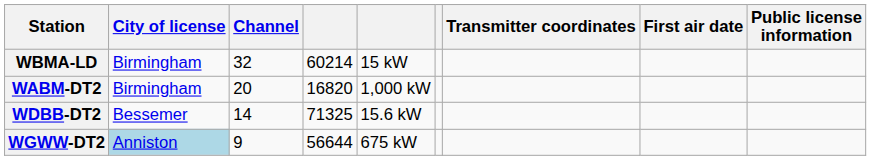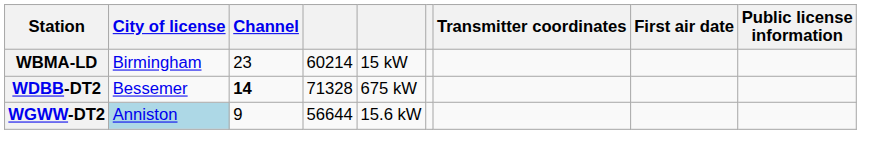(242, 62) 32 -> (242, 62) 23
- row: (57, 89)
(242, 115) normal -> (242, 89) bold
(330, 115) 71325 -> (330, 89) 71328
(391, 115) 15.6 kW -> (389, 89) 675 kW
(389, 141) 675 kW -> (391, 115) 15.6 kW
